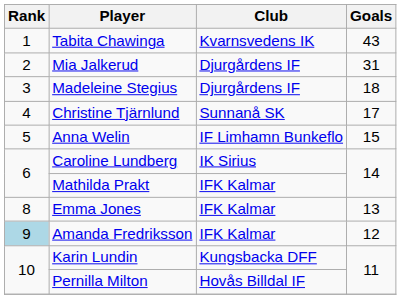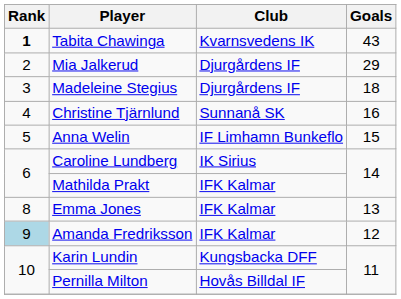(27, 40) normal -> (27, 40) bold
(371, 64) 31 -> (371, 64) 29
(371, 112) 17 -> (371, 112) 16
